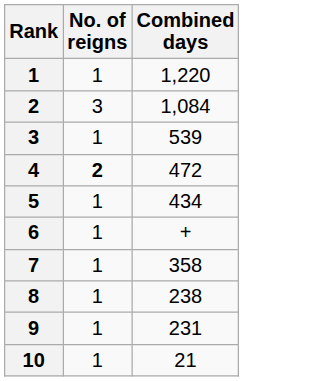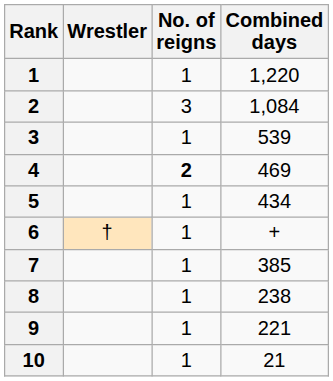+ column: (107, 31)
(185, 169) 472 -> (274, 169) 469
(185, 264) 358 -> (274, 264) 385
(185, 328) 231 -> (274, 328) 221
